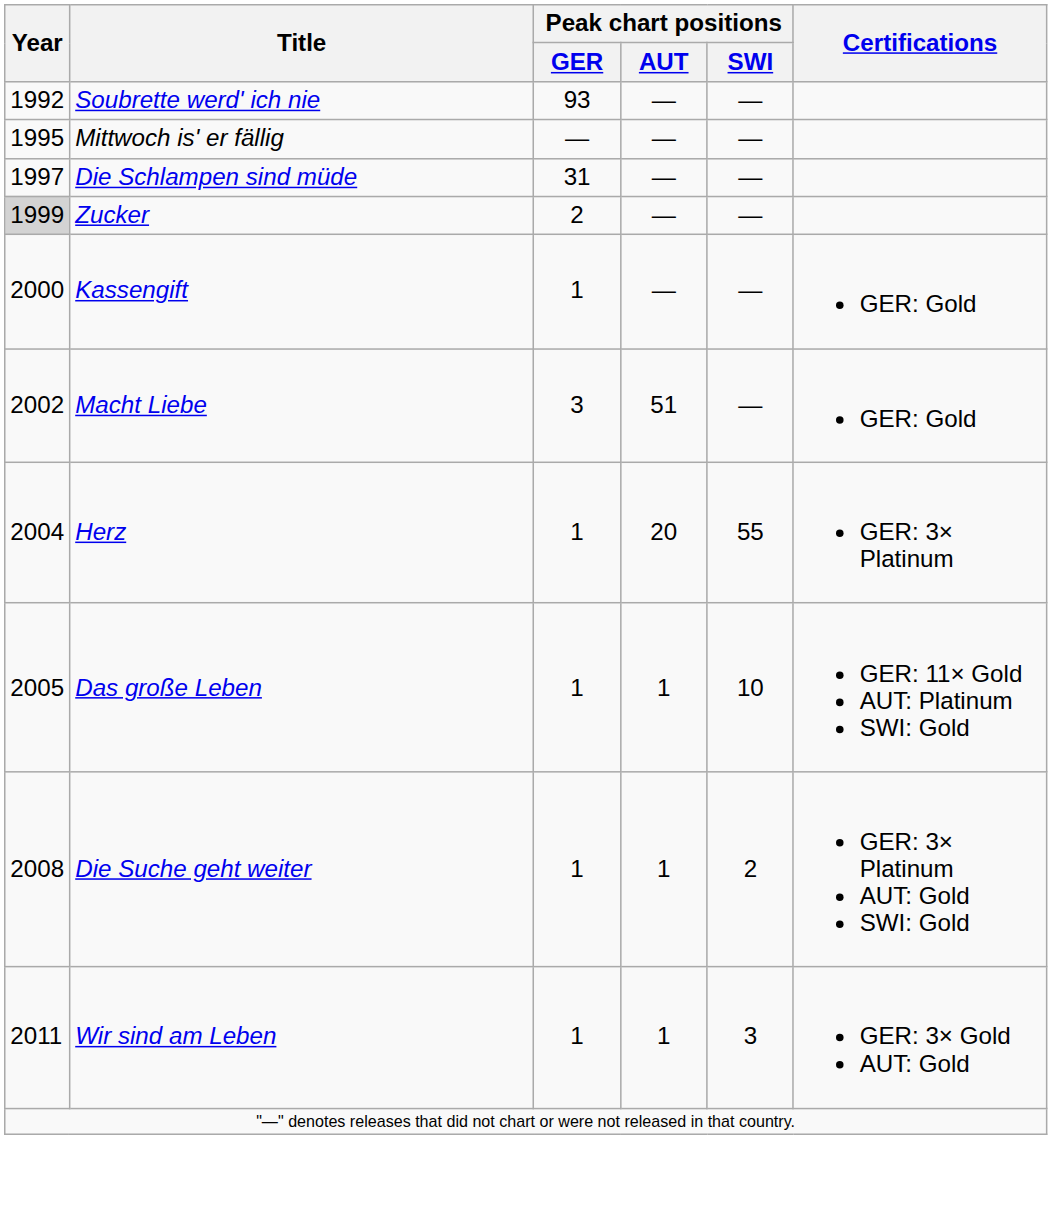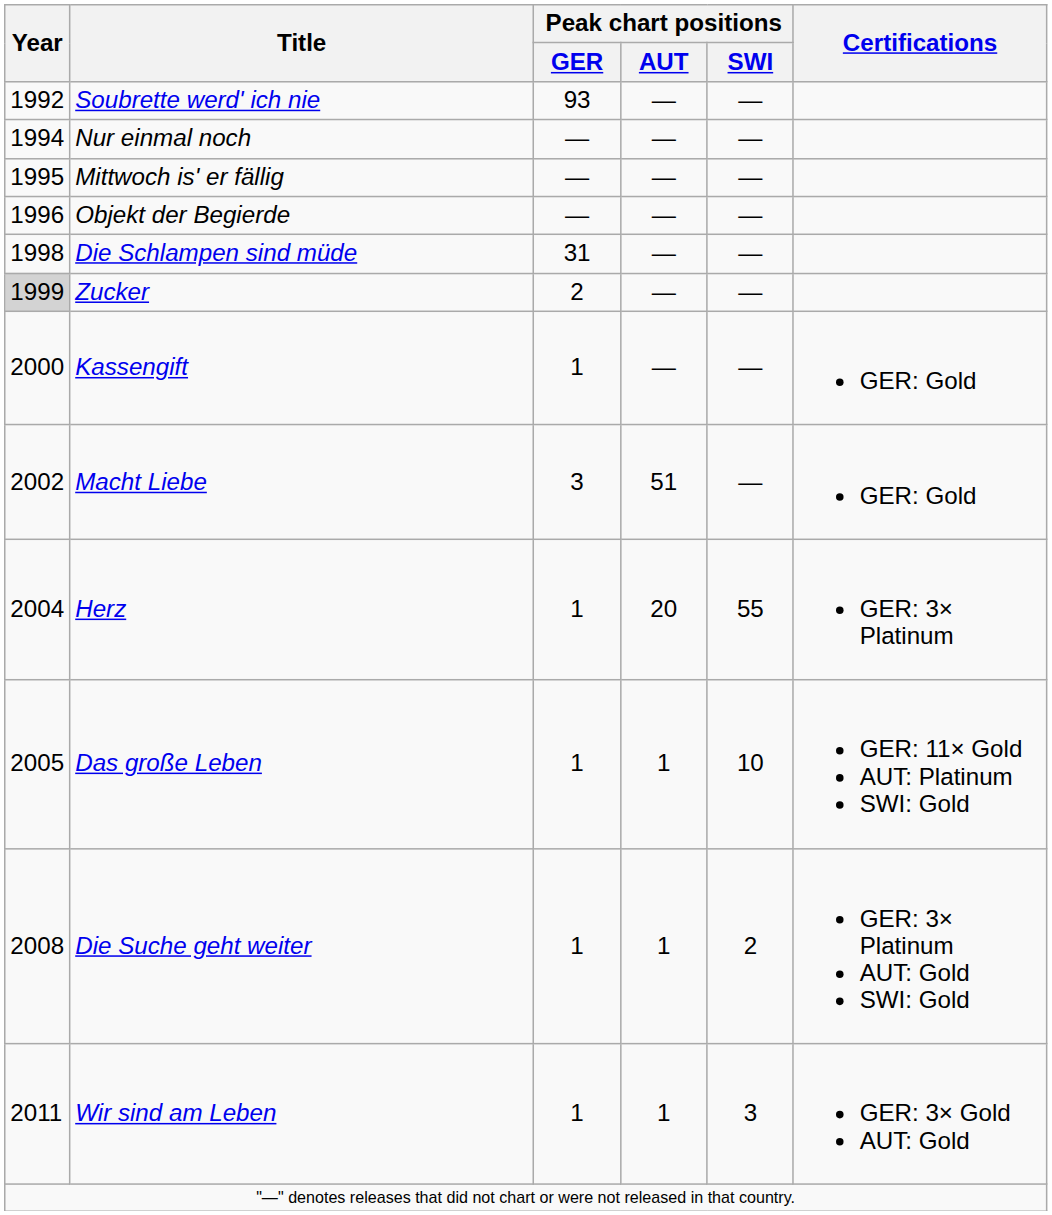+ row: (163, 138)
+ row: (183, 215)
(37, 176) 1997 -> (37, 253) 1998
